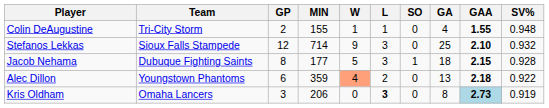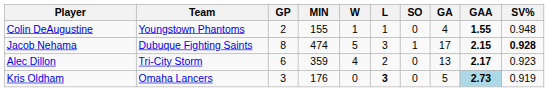(170, 29) Tri-City Storm -> (192, 29) Youngstown Phantoms
- row: (45, 45)
(319, 62) 177 -> (319, 45) 474
(445, 62) 18 -> (445, 45) 17
(523, 62) normal -> (523, 45) bold
(192, 78) Youngstown Phantoms -> (170, 62) Tri-City Storm
(355, 78) lightsalmon background -> (355, 62) no background
(481, 78) 2.18 -> (481, 62) 2.17
(523, 78) 0.922 -> (523, 62) 0.923
(319, 95) 206 -> (319, 78) 176
(445, 95) 8 -> (445, 78) 5
